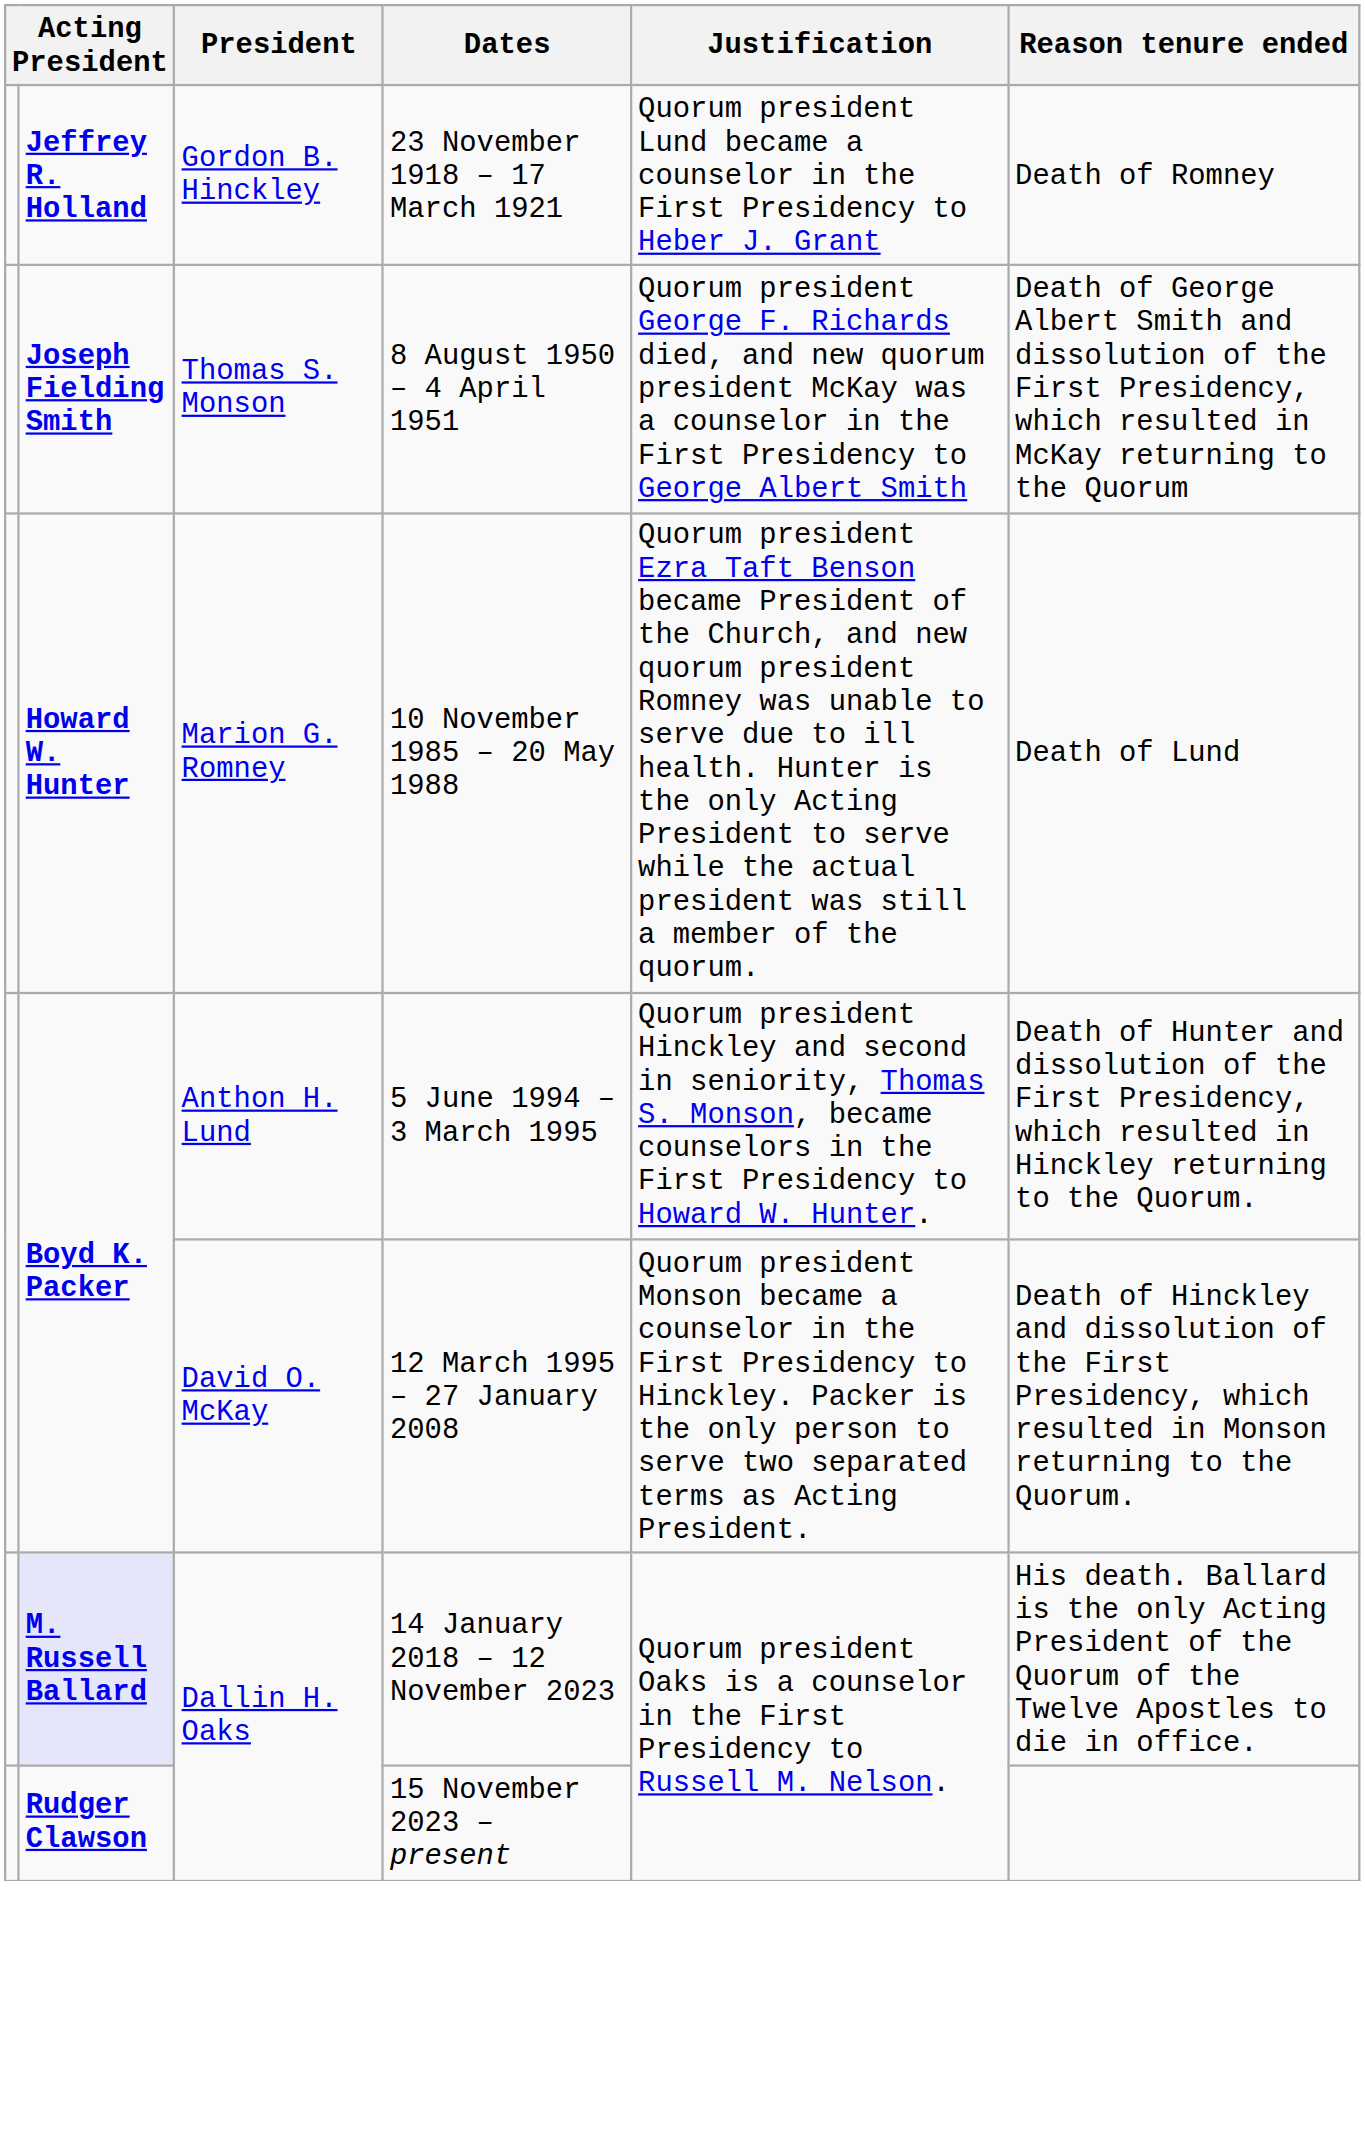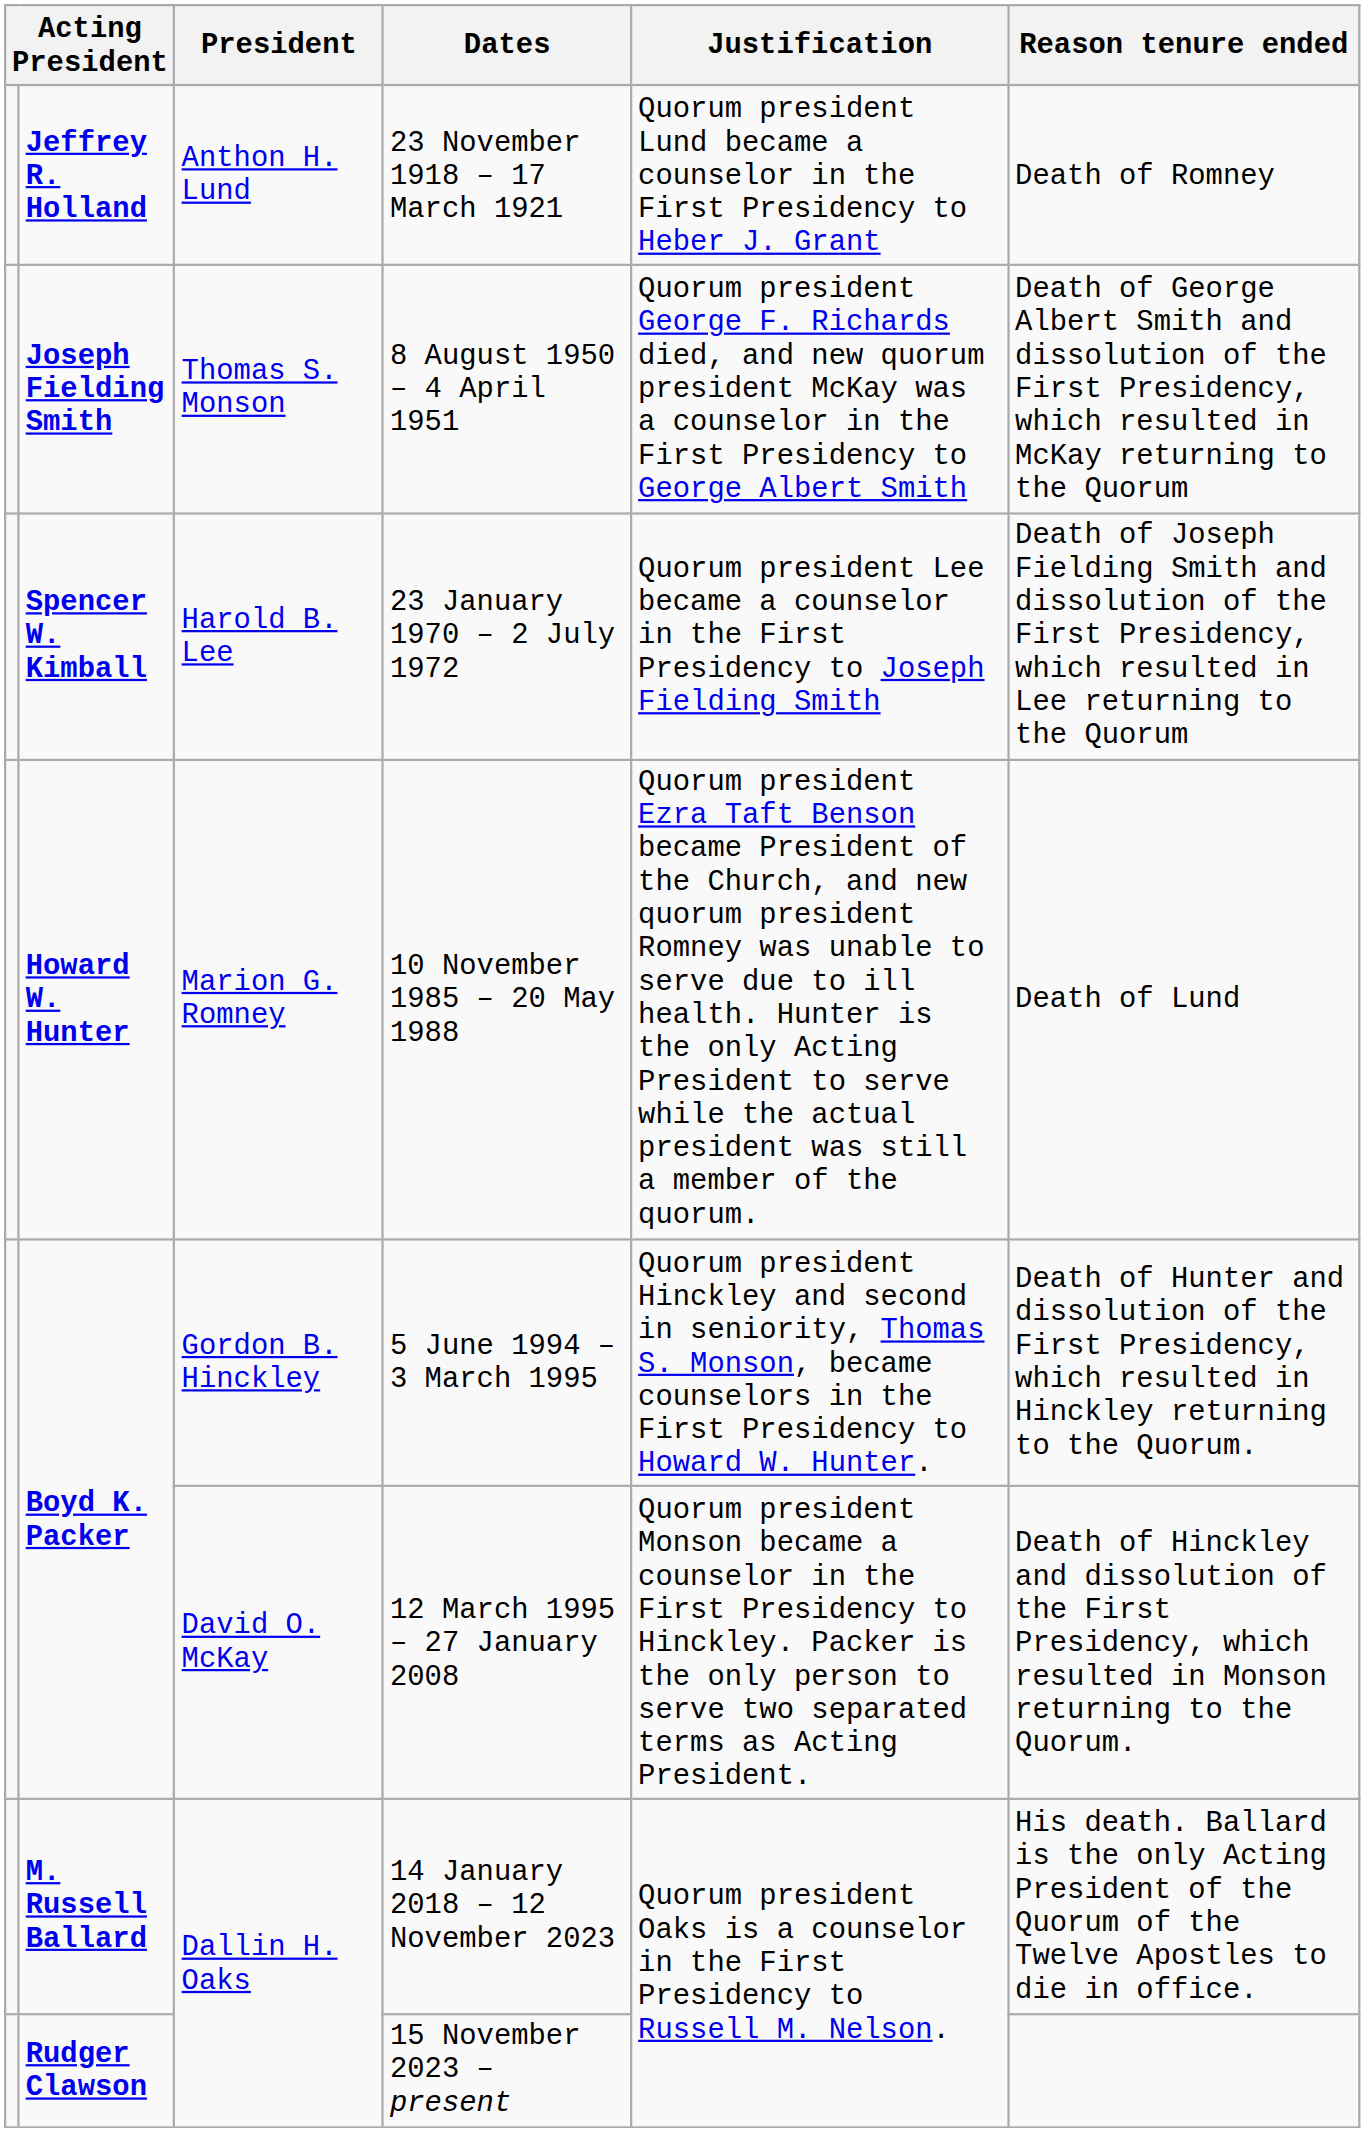(260, 176) Gordon B. Hinckley -> (260, 176) Anthon H. Lund
+ row: (503, 636)
(260, 1116) Anthon H. Lund -> (260, 1363) Gordon B. Hinckley
(86, 1659) lavender background -> (86, 1906) no background
